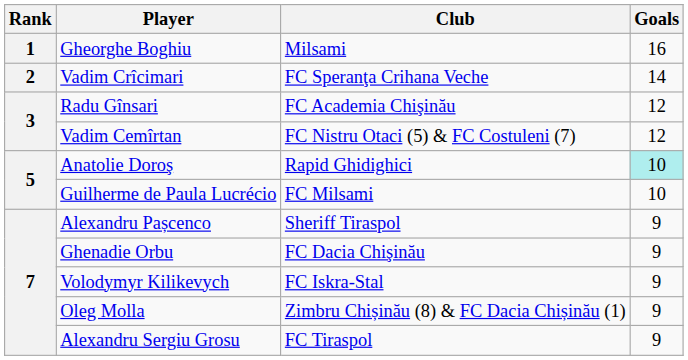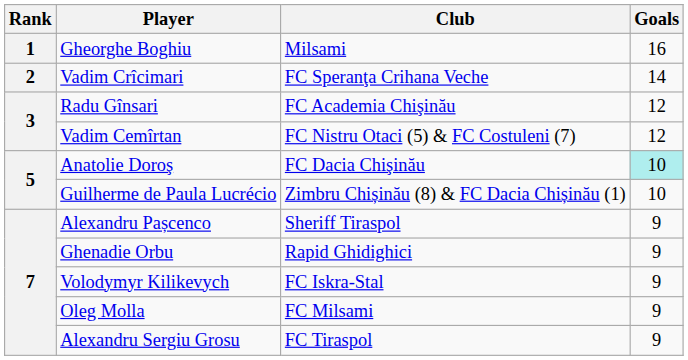(348, 164) Rapid Ghidighici -> (355, 164) FC Dacia Chişinău
(329, 194) FC Milsami -> (455, 194) Zimbru Chișinău (8) & FC Dacia Chișinău (1)
(355, 252) FC Dacia Chişinău -> (348, 252) Rapid Ghidighici
(455, 310) Zimbru Chișinău (8) & FC Dacia Chișinău (1) -> (329, 310) FC Milsami
